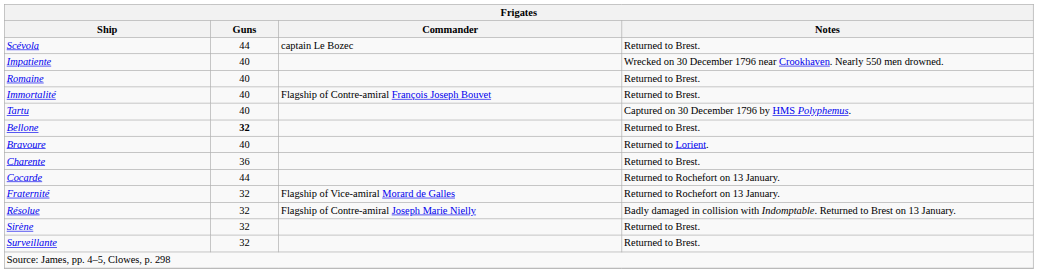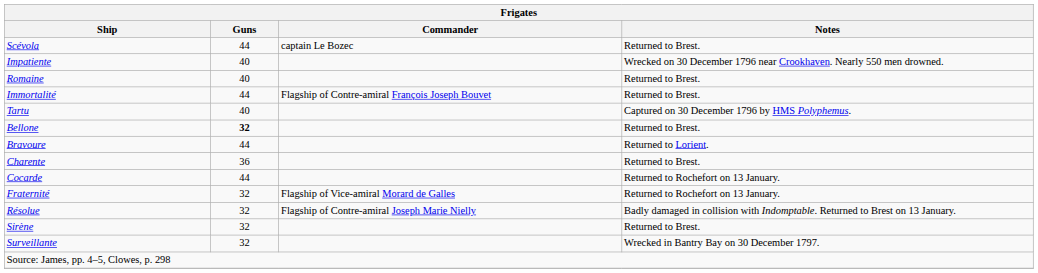(244, 95) 40 -> (244, 95) 44
(244, 144) 40 -> (244, 144) 44
(662, 243) Returned to Brest. -> (722, 243) Wrecked in Bantry Bay on 30 December 1797.
